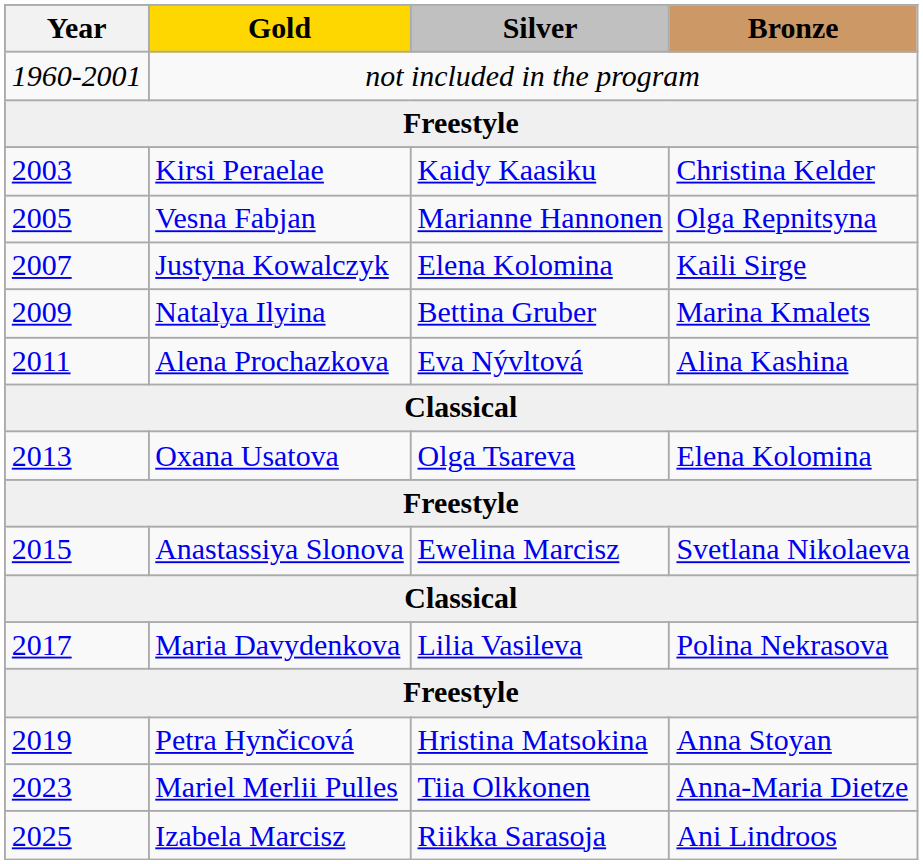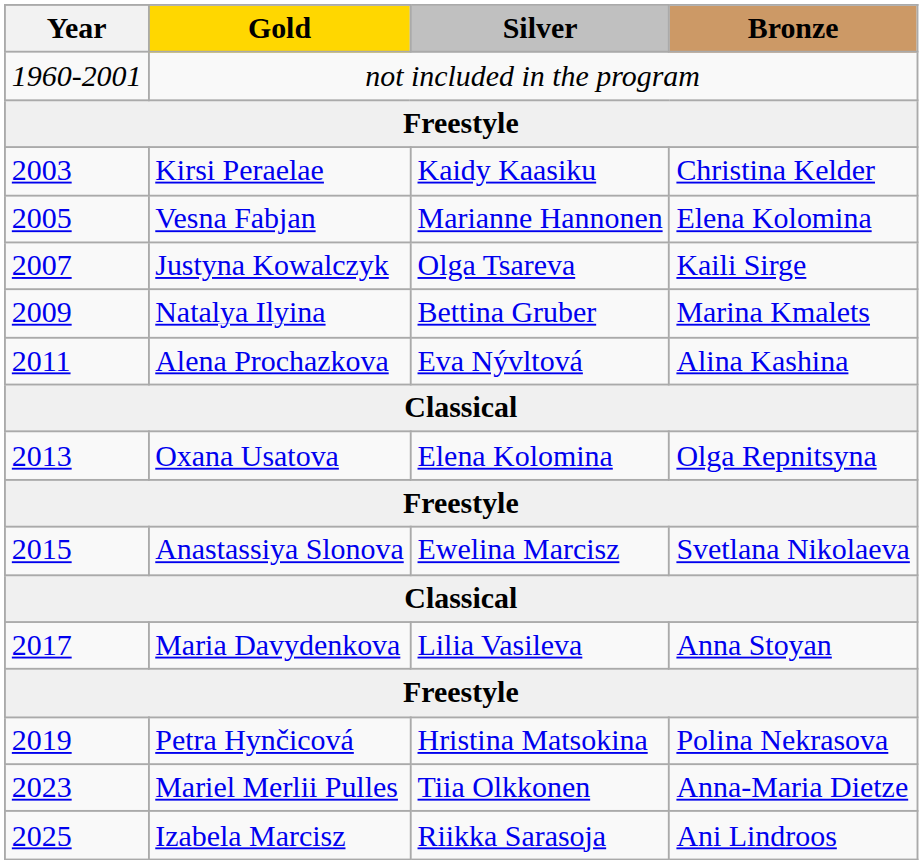(777, 218) Olga Repnitsyna -> (774, 218) Elena Kolomina
(515, 265) Elena Kolomina -> (496, 265) Olga Tsareva
(496, 455) Olga Tsareva -> (515, 455) Elena Kolomina
(774, 455) Elena Kolomina -> (777, 455) Olga Repnitsyna
(782, 645) Polina Nekrasova -> (754, 645) Anna Stoyan
(754, 739) Anna Stoyan -> (782, 739) Polina Nekrasova
